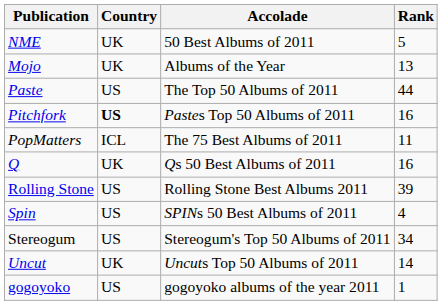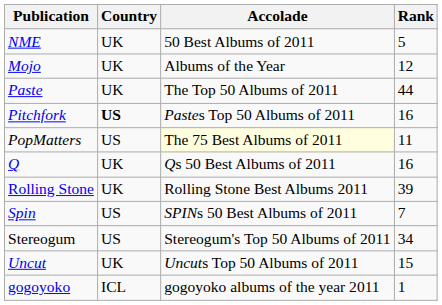(405, 66) 13 -> (405, 66) 12
(111, 90) US -> (112, 90) UK
(114, 139) ICL -> (111, 139) US
(253, 139) no background -> (253, 139) lightyellow background
(111, 189) US -> (112, 189) UK
(402, 213) 4 -> (402, 213) 7
(405, 262) 14 -> (405, 262) 15
(111, 287) US -> (114, 287) ICL
